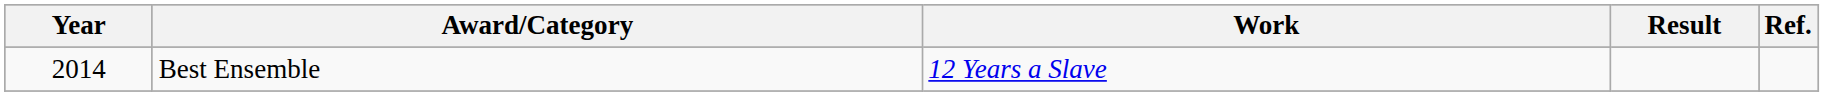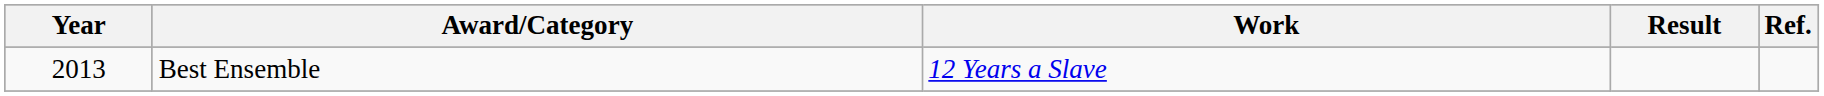(79, 68) 2014 -> (79, 68) 2013
